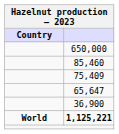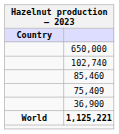+ row: (89, 63)
- row: (89, 90)
